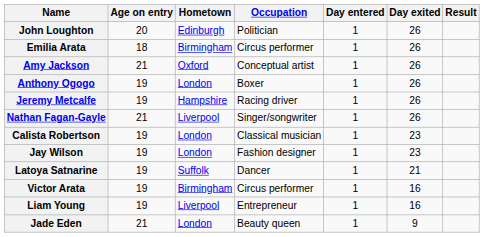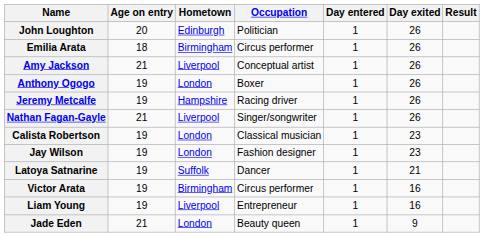(193, 65) Oxford -> (198, 65) Liverpool
